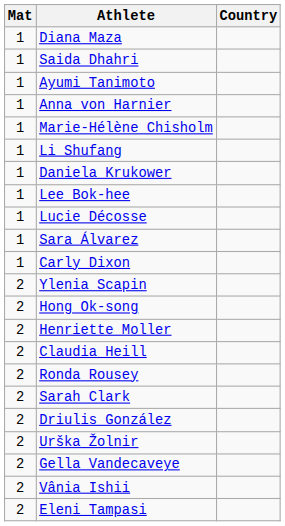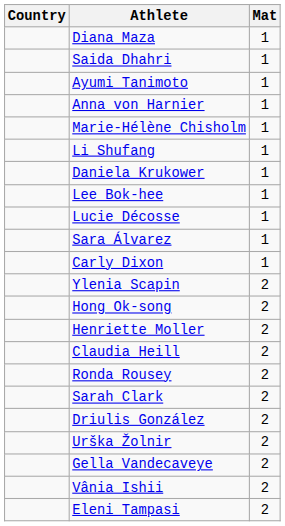columns swapped: (20, 16) <-> (248, 16)
